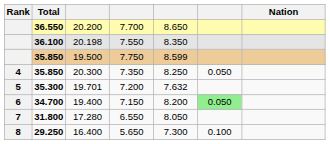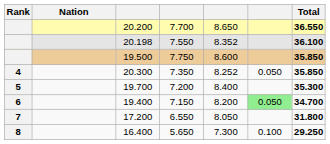columns swapped: (284, 12) <-> (49, 12)
(176, 42) 8.350 -> (226, 42) 8.352
(176, 57) 8.599 -> (226, 57) 8.600
(176, 72) 8.250 -> (226, 72) 8.252
(88, 87) 19.701 -> (138, 87) 19.700
(176, 87) 7.632 -> (226, 87) 8.400
(88, 117) 17.280 -> (138, 117) 17.200
